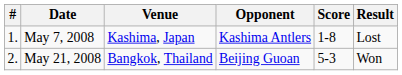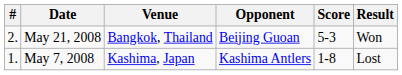rows swapped: (59, 37) <-> (63, 59)
